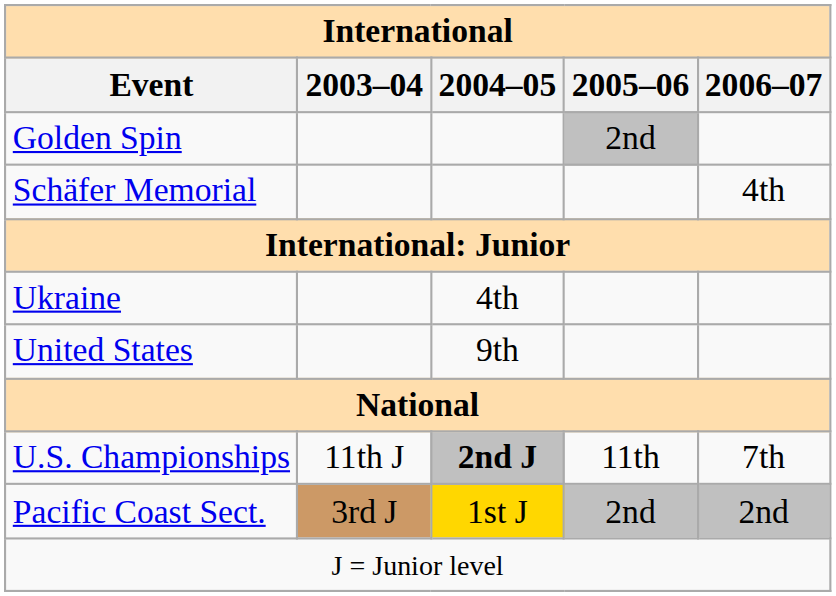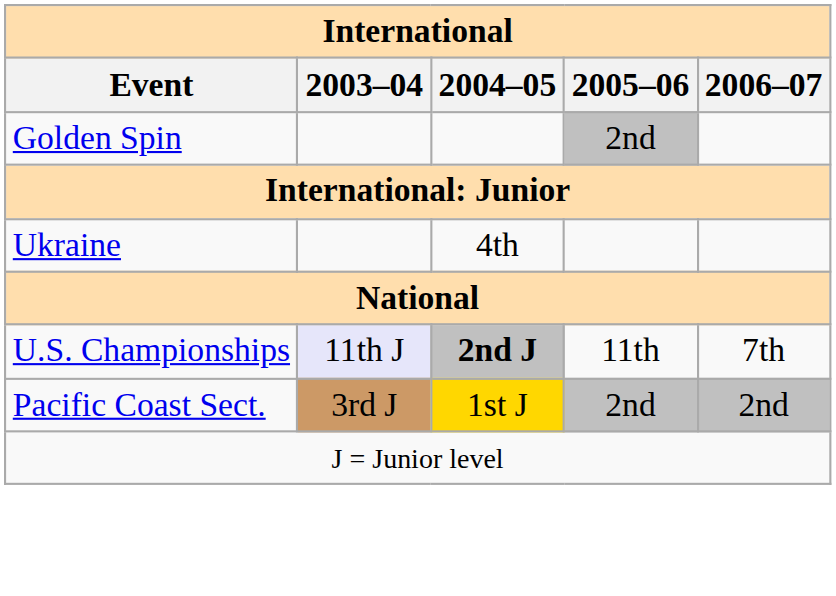- row: (135, 191)
- row: (103, 350)
(364, 457) no background -> (364, 350) lavender background
